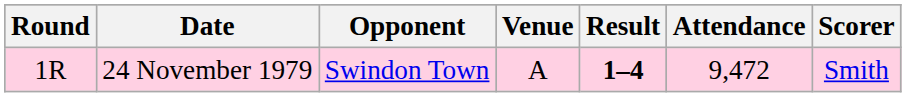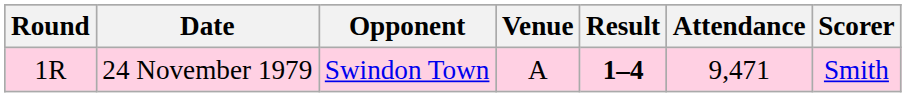(739, 69) 9,472 -> (739, 69) 9,471
